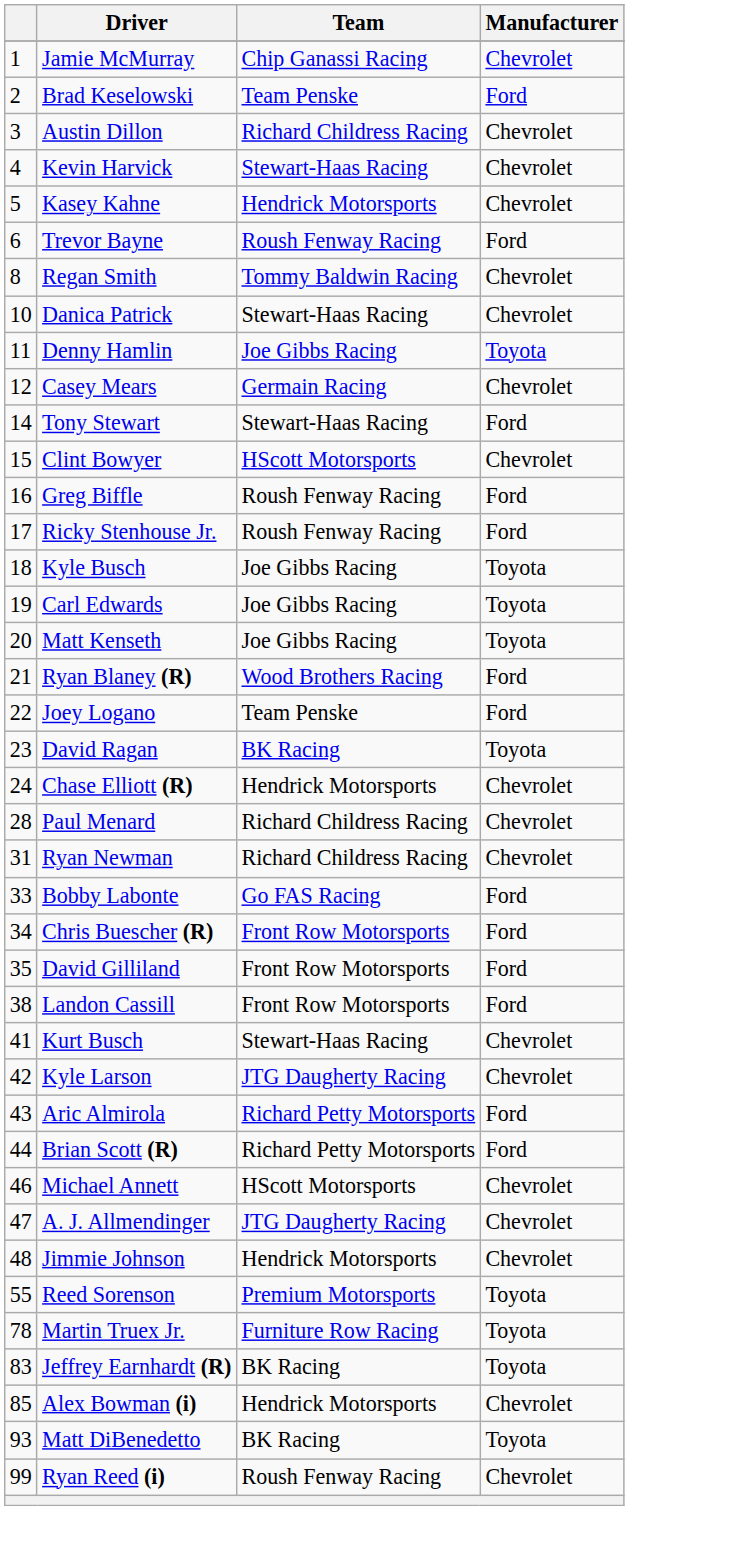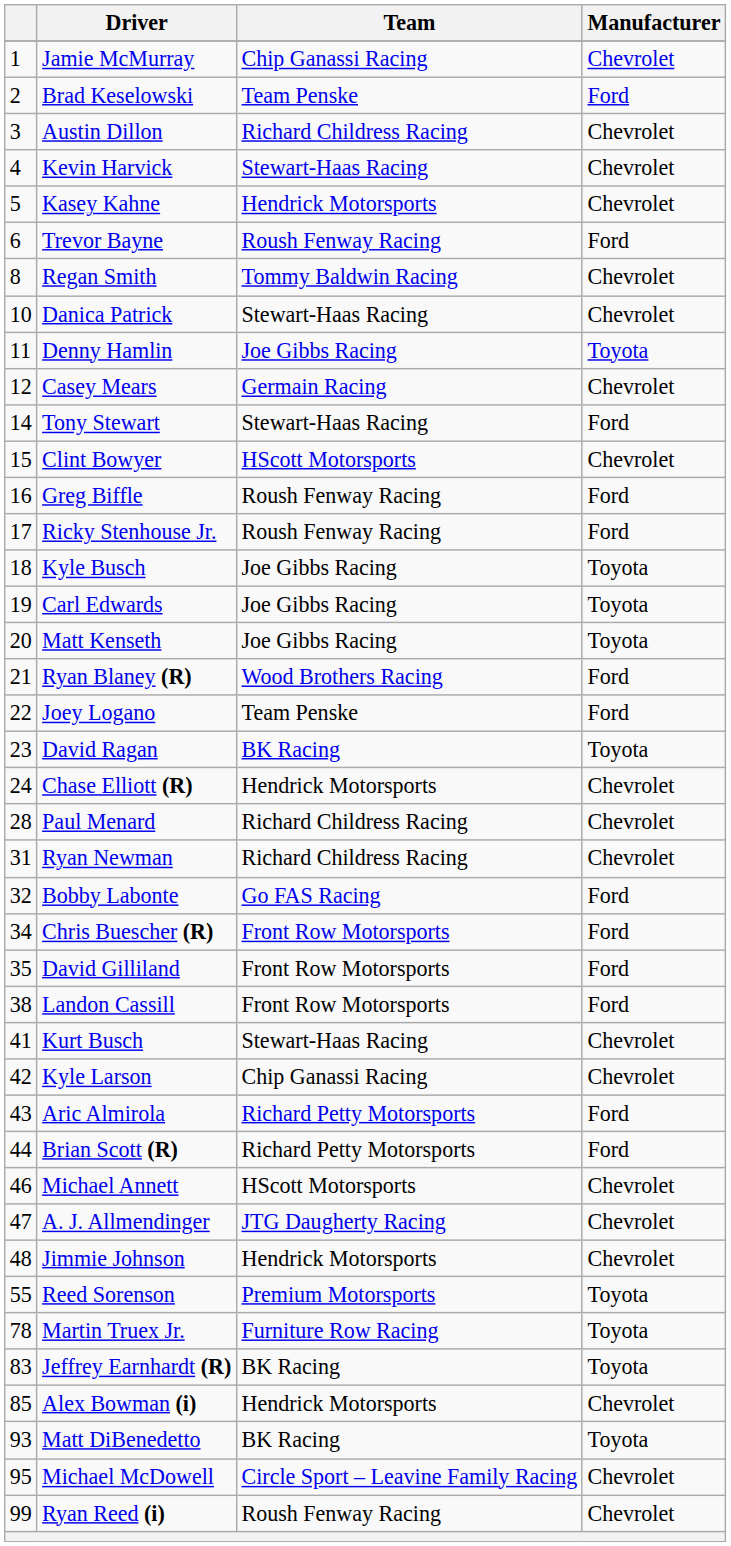(21, 895) 33 -> (21, 895) 32
(344, 1076) JTG Daugherty Racing -> (334, 1076) Chip Ganassi Racing
+ row: (128, 1476)
